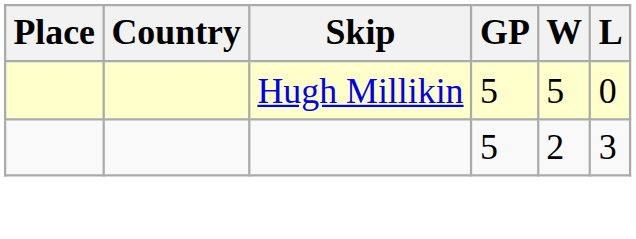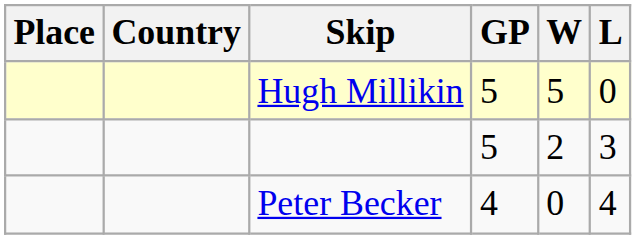+ row: (349, 203)
